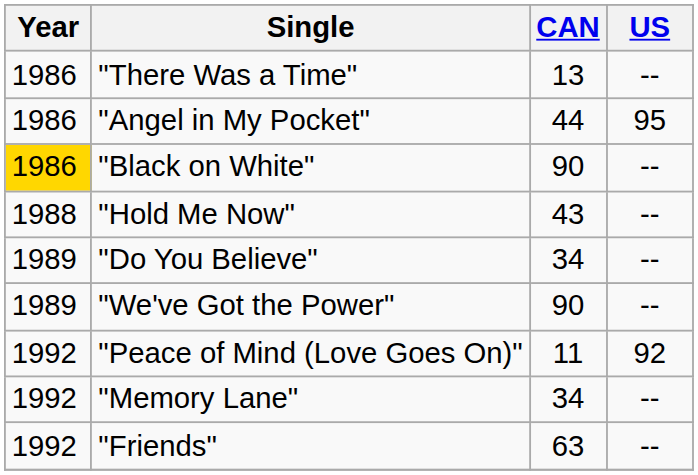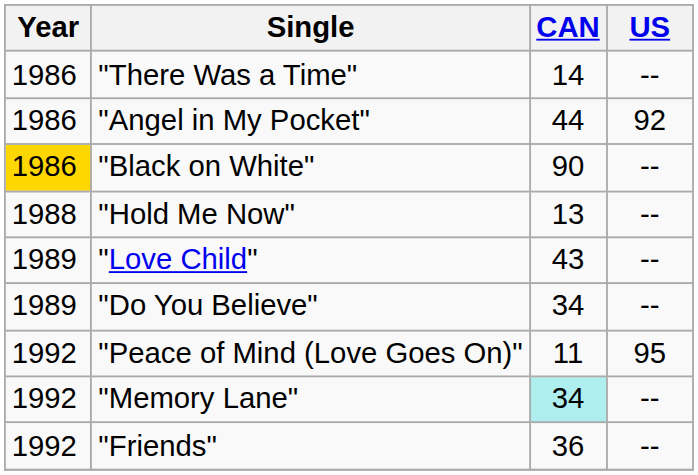(568, 74) 13 -> (568, 74) 14
(650, 120) 95 -> (650, 120) 92
(568, 213) 43 -> (568, 213) 13
+ row: (178, 259)
- row: (246, 306)
(650, 352) 92 -> (650, 352) 95
(568, 399) no background -> (568, 399) paleturquoise background
(568, 445) 63 -> (568, 445) 36
